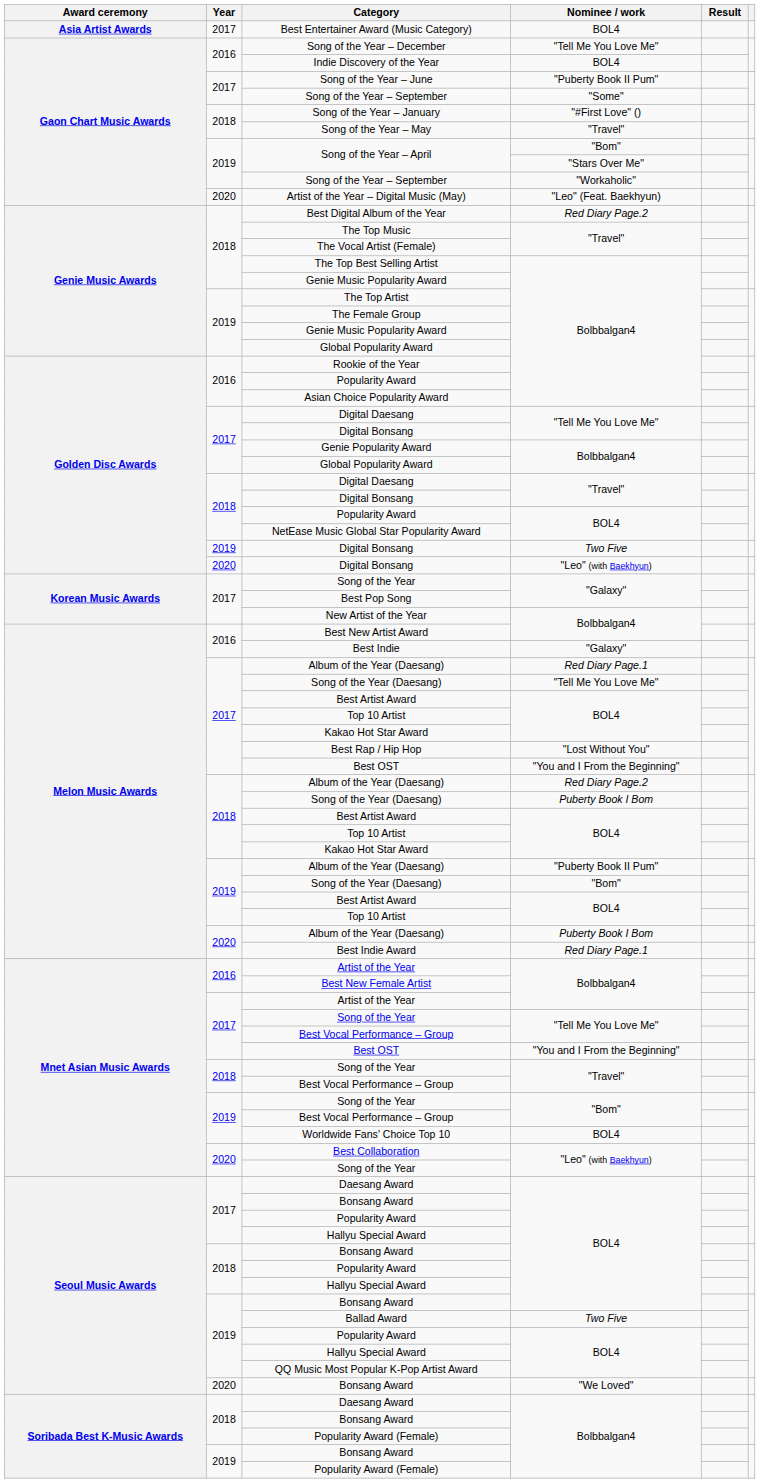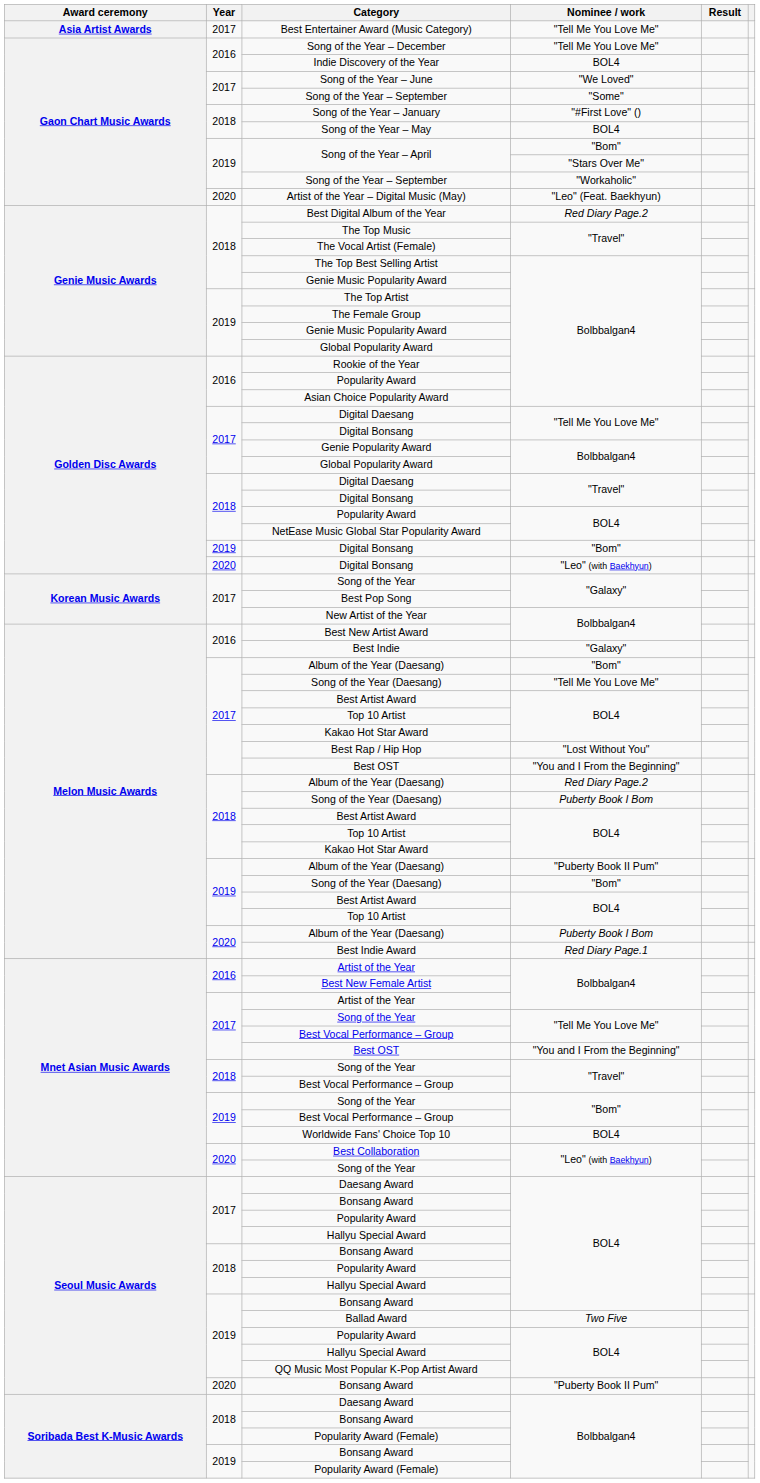(606, 29) BOL4 -> (606, 29) "Tell Me You Love Me"
(606, 79) "Puberty Book II Pum" -> (606, 79) "We Loved"
(606, 130) "Travel" -> (606, 130) BOL4
(606, 548) Two Five -> (606, 548) "Bom"
(606, 666) Red Diary Page.1 -> (606, 666) "Bom"
(606, 1386) "We Loved" -> (606, 1386) "Puberty Book II Pum"
